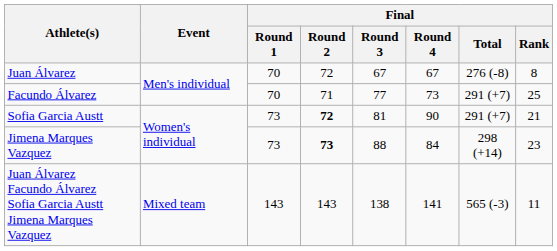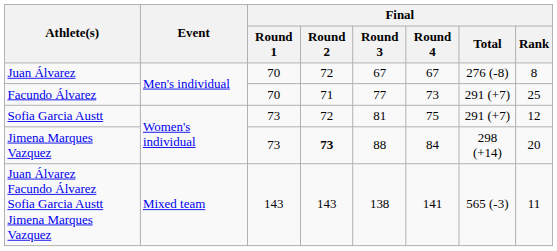(327, 116) bold -> (327, 116) normal
(433, 116) 90 -> (433, 116) 75
(534, 116) 21 -> (534, 116) 12
(534, 145) 23 -> (534, 145) 20
